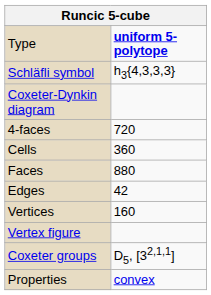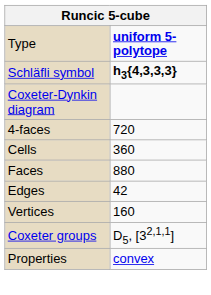(144, 73) normal -> (145, 73) bold
- row: (44, 232)
